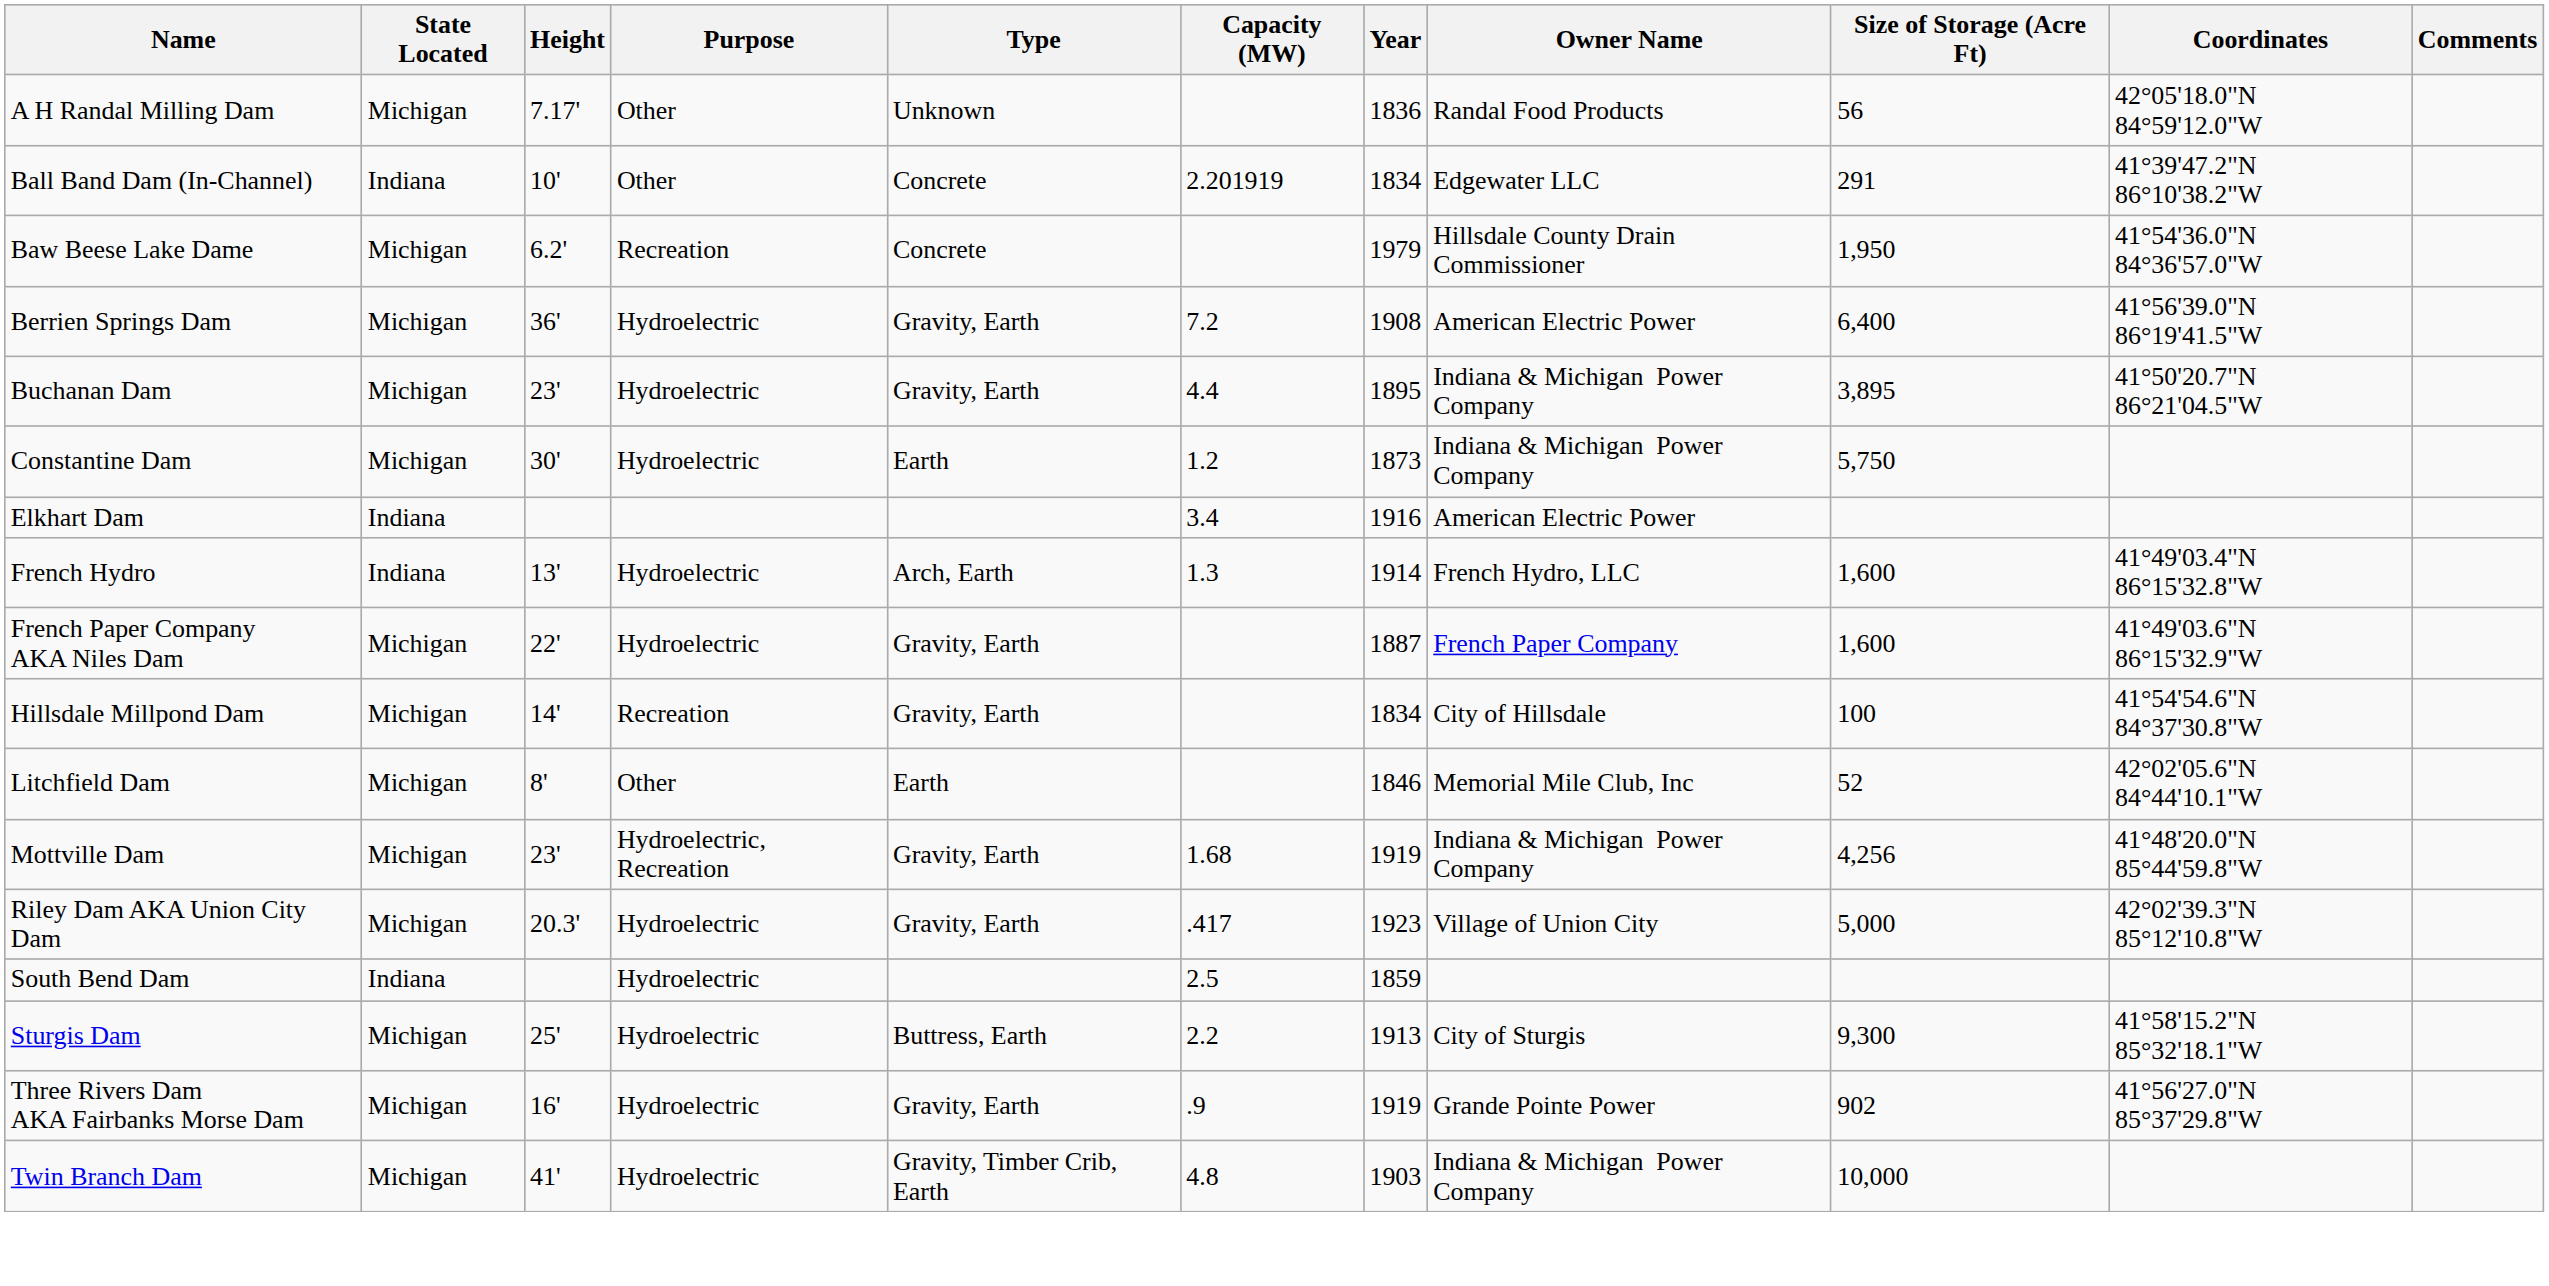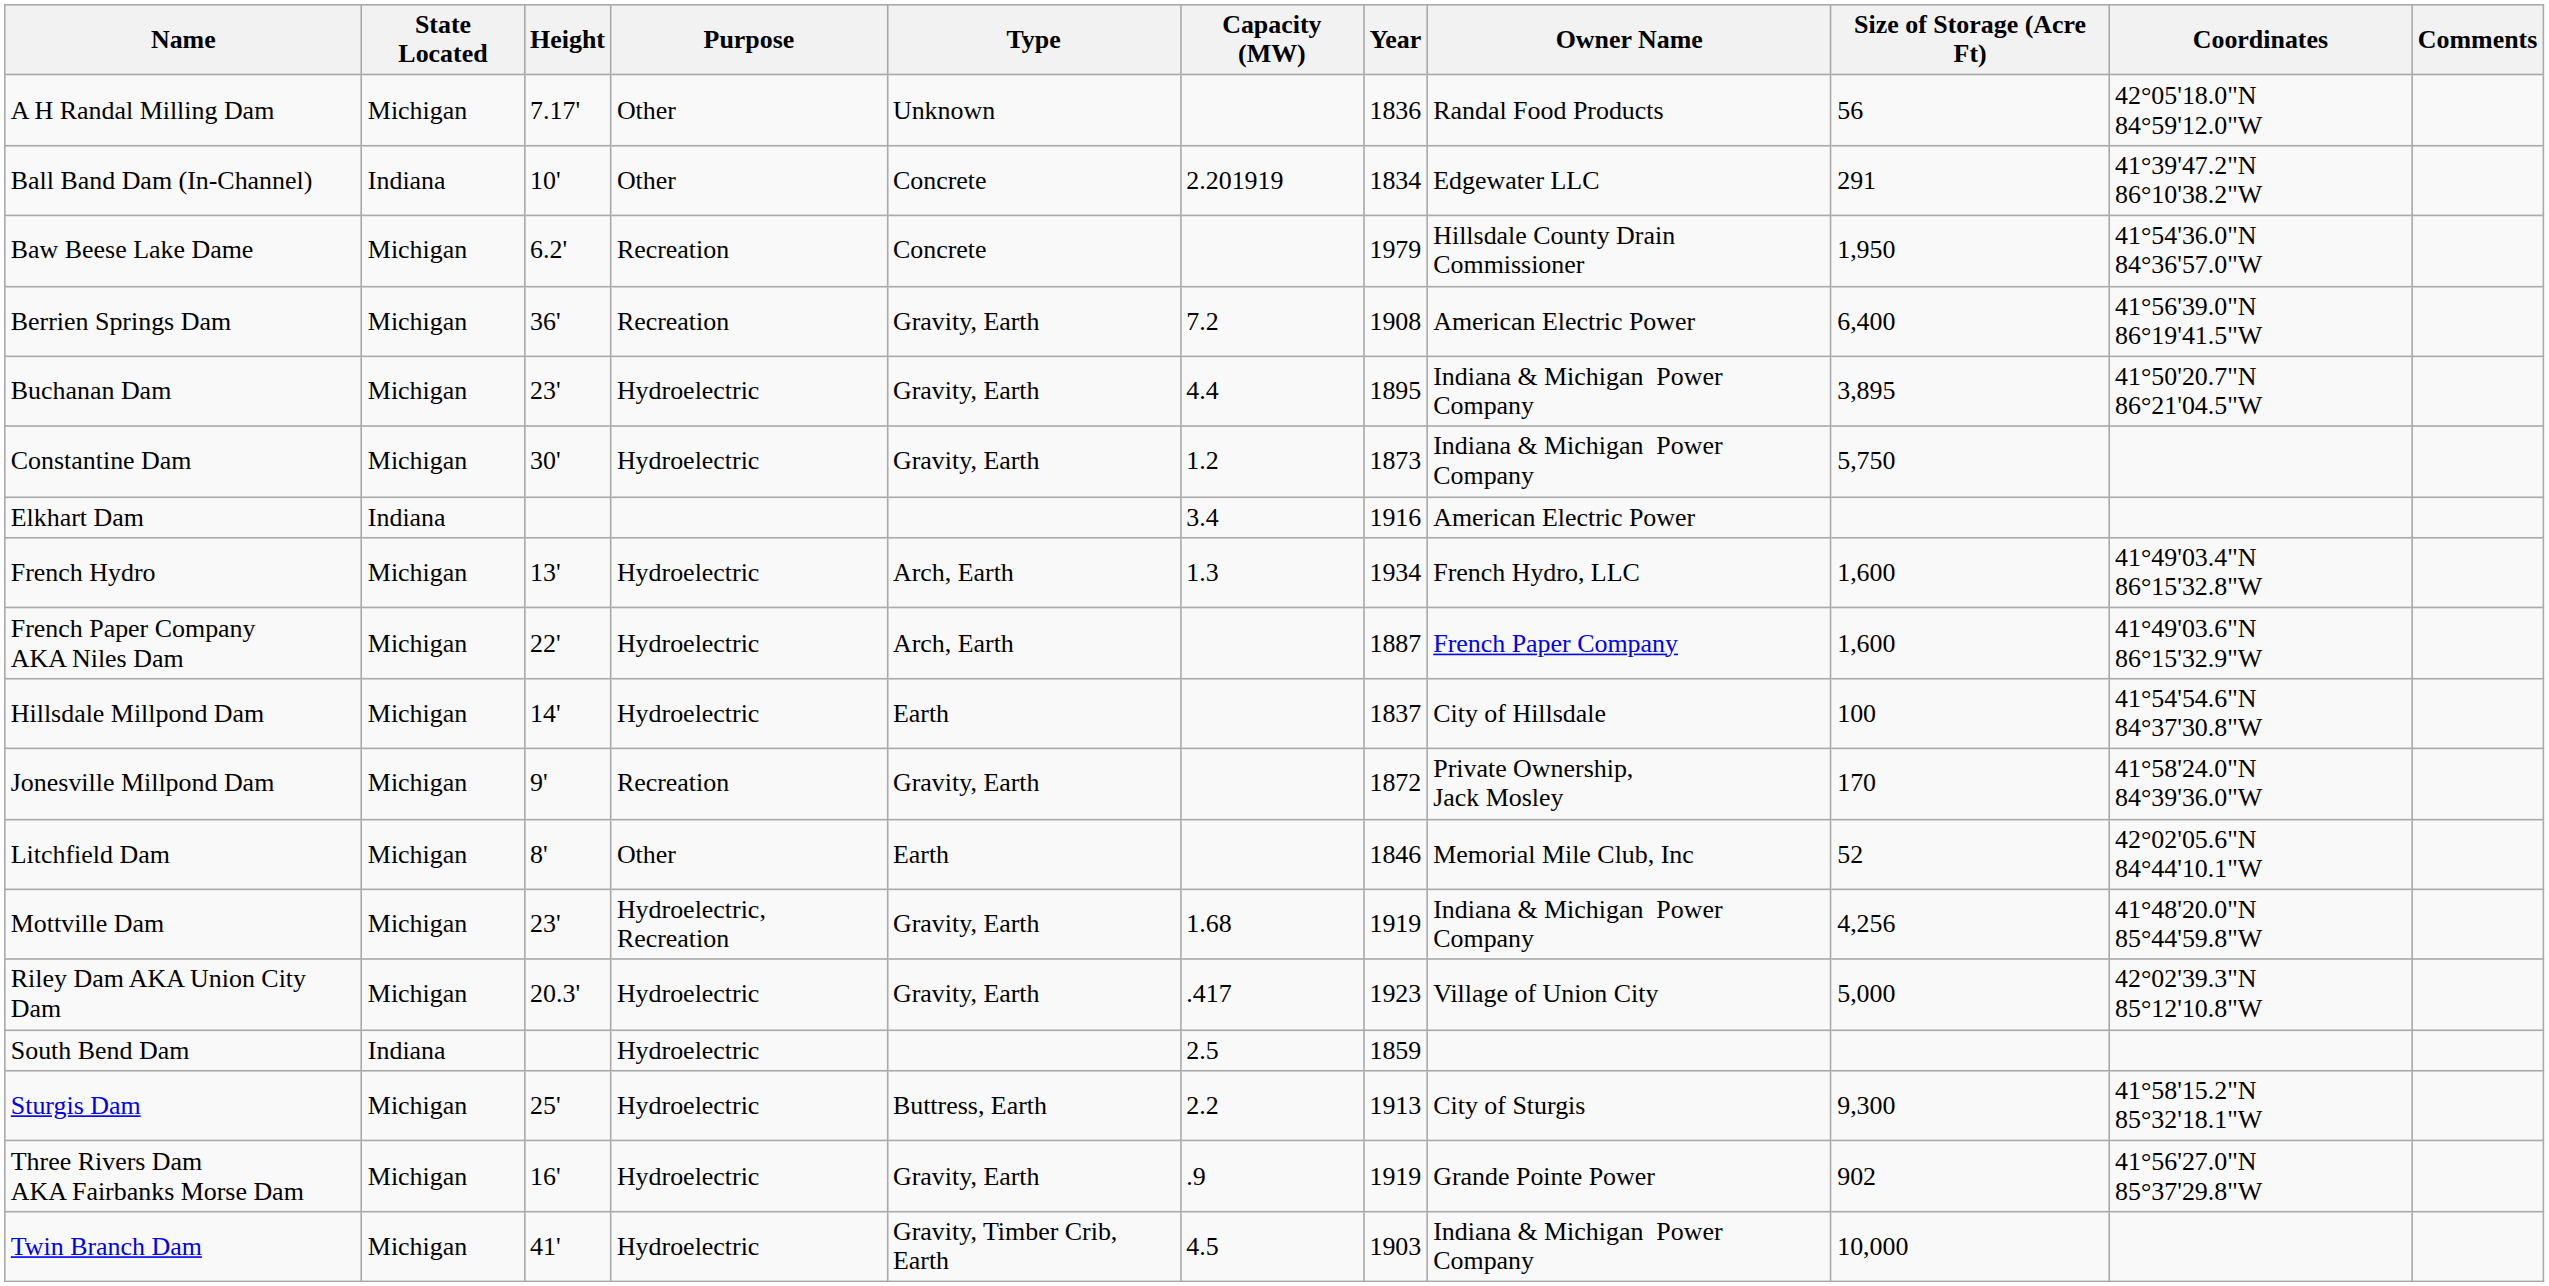(688, 320) Hydroelectric -> (673, 320) Recreation
(921, 461) Earth -> (966, 461) Gravity, Earth
(407, 572) Indiana -> (418, 572) Michigan
(1395, 572) 1914 -> (1395, 572) 1934
(966, 642) Gravity, Earth -> (953, 642) Arch, Earth
(673, 713) Recreation -> (688, 713) Hydroelectric
(966, 713) Gravity, Earth -> (921, 713) Earth
(1395, 713) 1834 -> (1395, 713) 1837
+ row: (143, 783)
(1202, 1175) 4.8 -> (1202, 1246) 4.5
